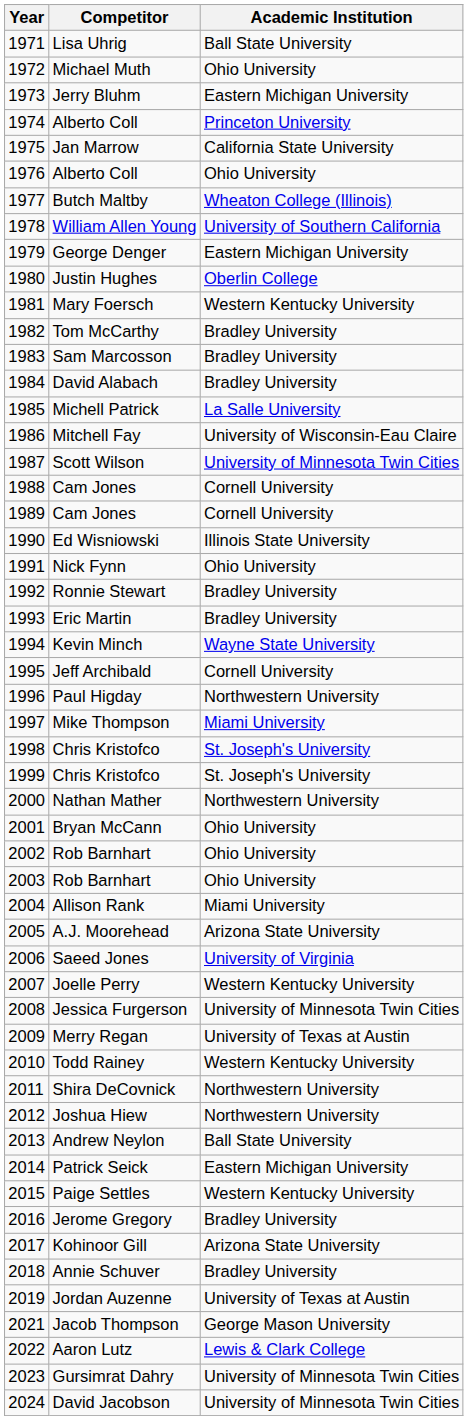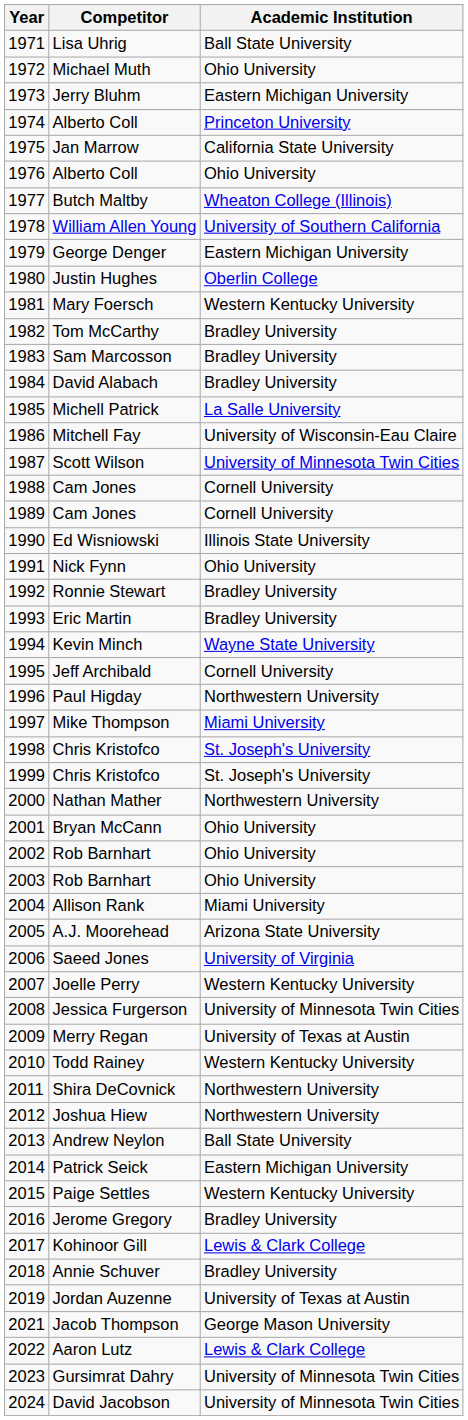(292, 1245) Arizona State University -> (285, 1245) Lewis & Clark College
